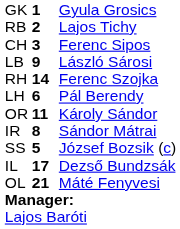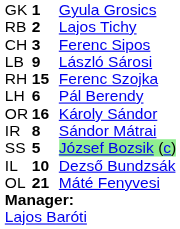(40, 79) 14 -> (40, 79) 15
(40, 113) 11 -> (40, 113) 16
(118, 148) no background -> (118, 148) lightgreen background
(40, 165) 17 -> (40, 165) 10
